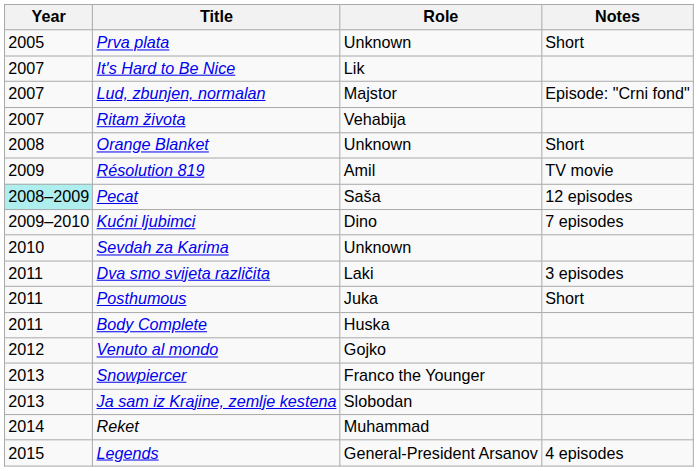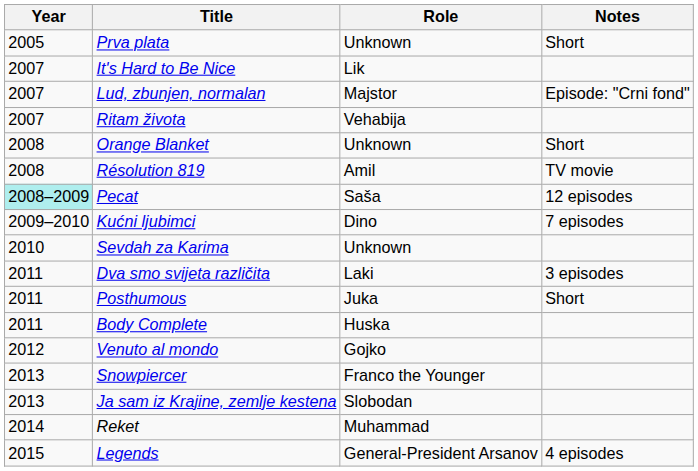(26, 171) 2009 -> (26, 171) 2008
